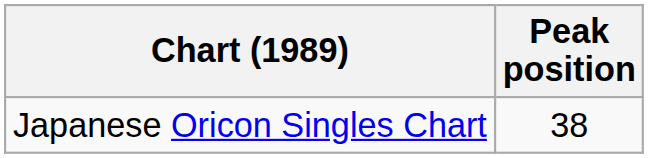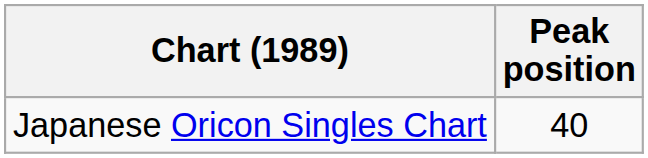(569, 124) 38 -> (569, 124) 40
